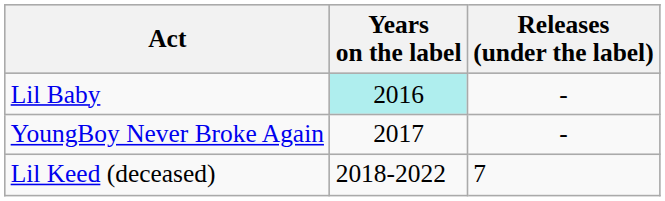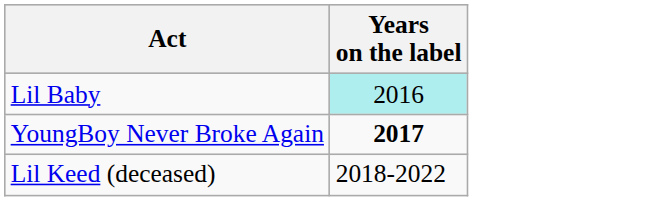- column: (563, 38)
(399, 133) normal -> (399, 133) bold
